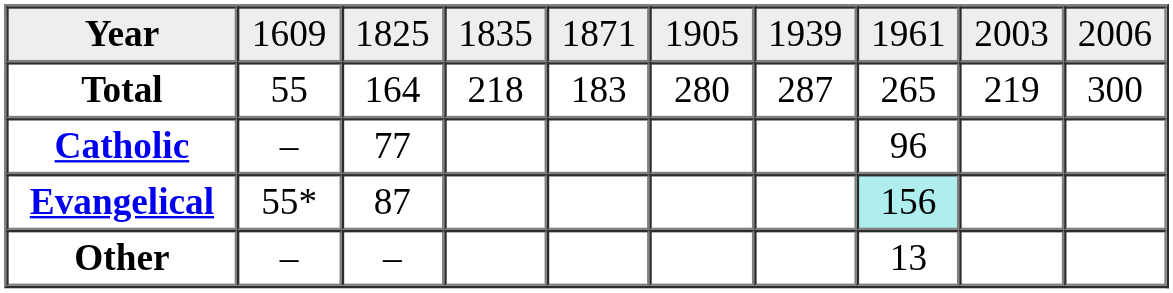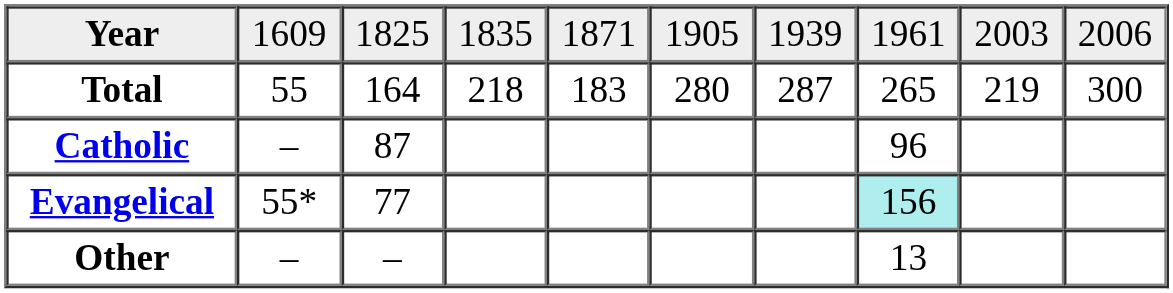(392, 145) 77 -> (392, 145) 87
(392, 201) 87 -> (392, 201) 77
